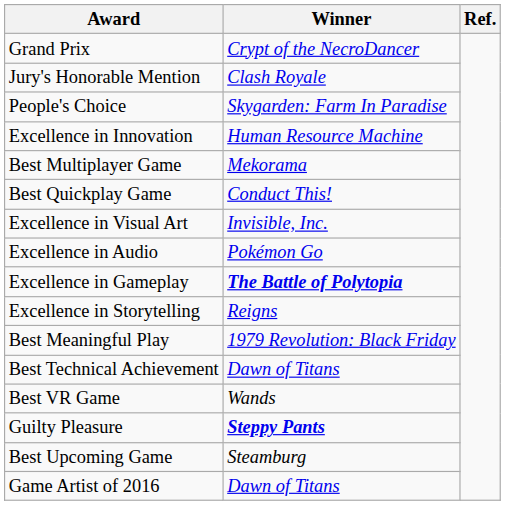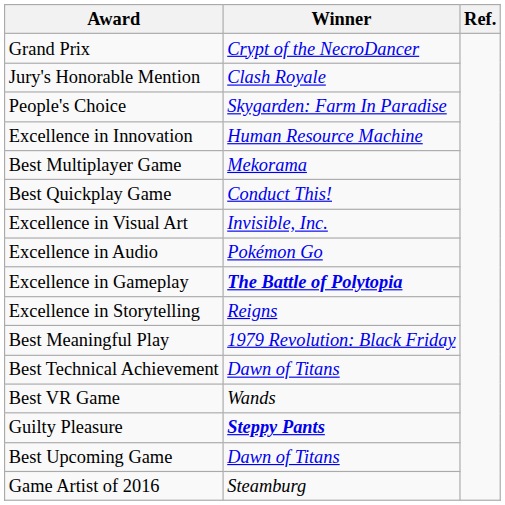(267, 456) Steamburg -> (283, 456) Dawn of Titans
(283, 485) Dawn of Titans -> (267, 485) Steamburg
